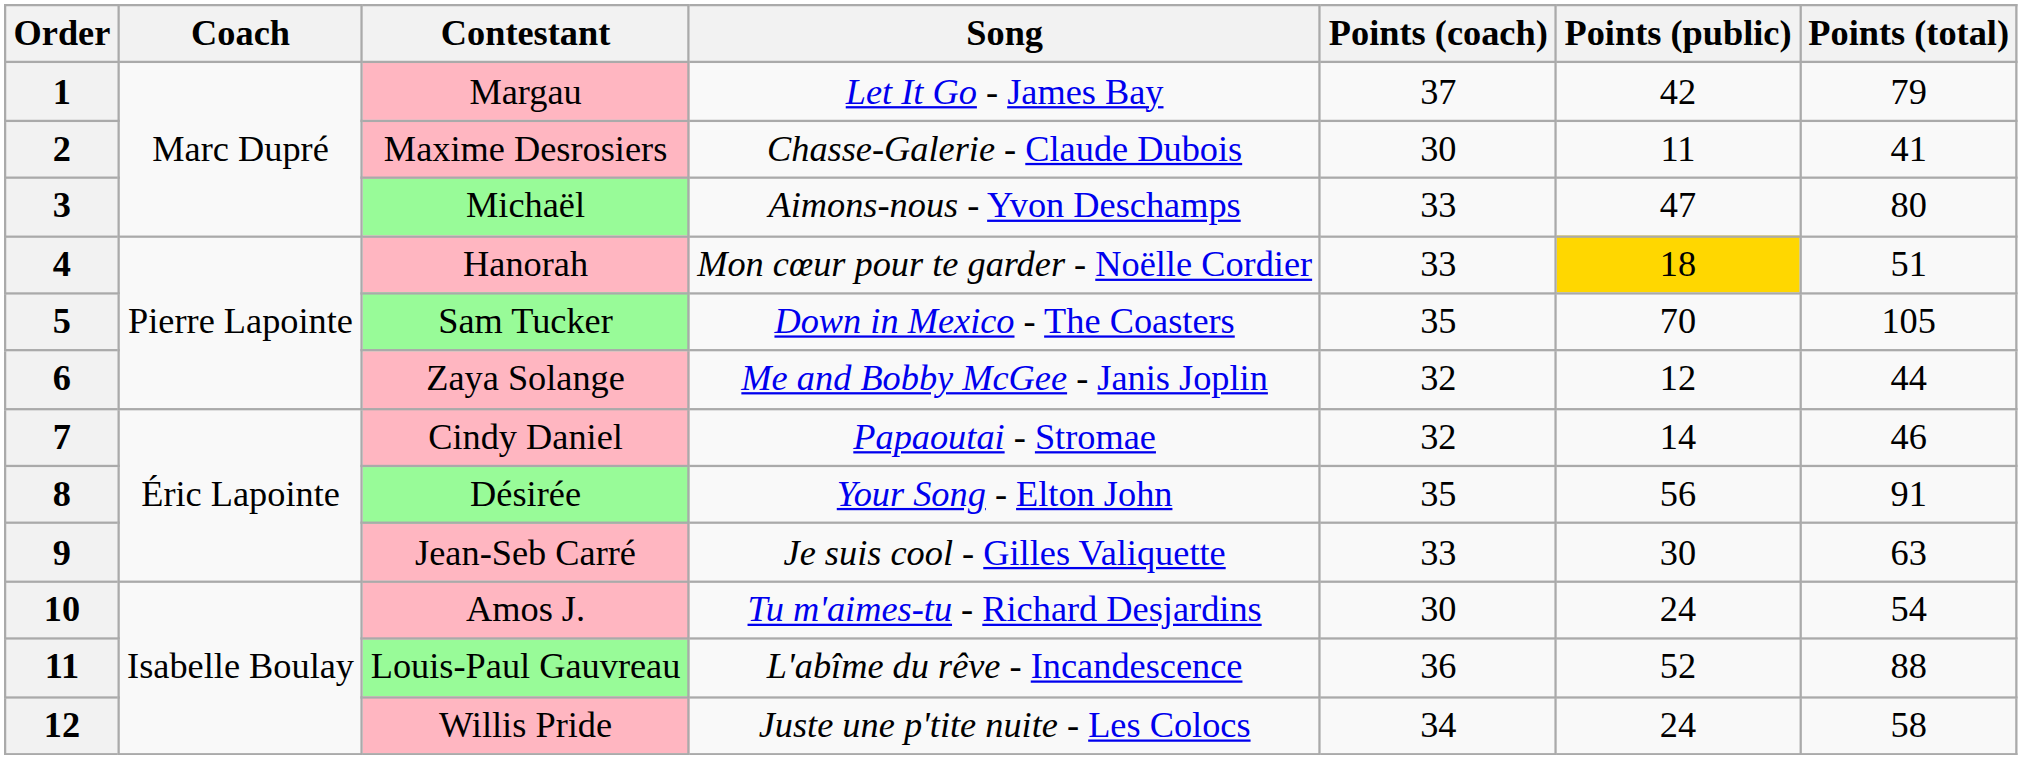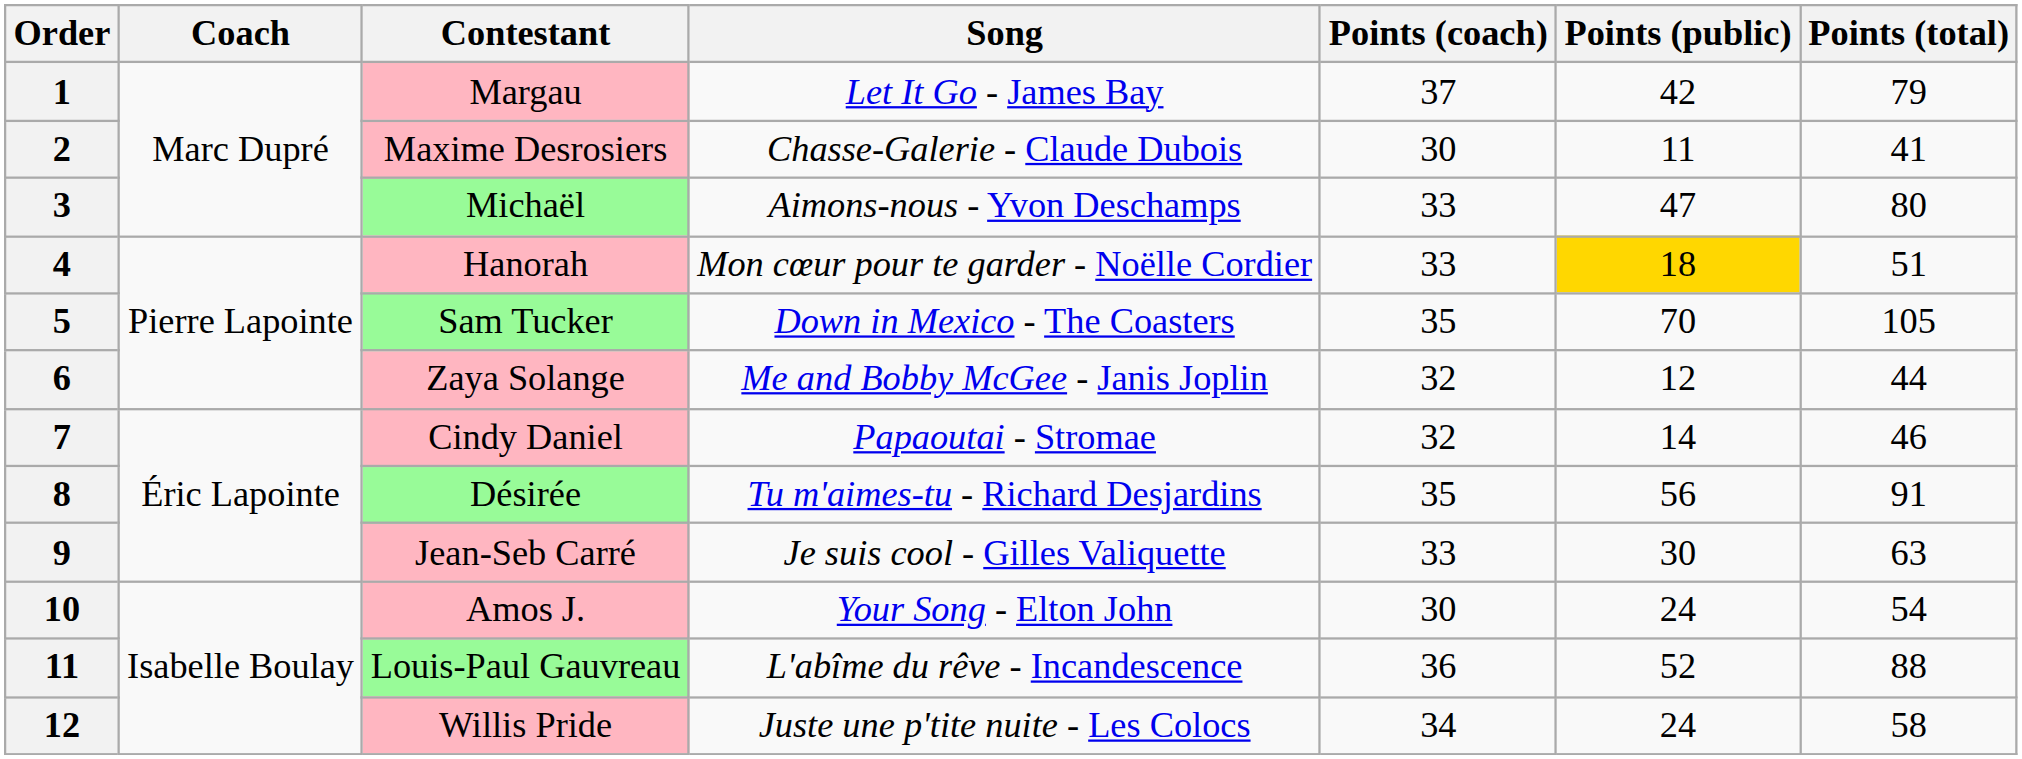(1005, 494) Your Song - Elton John -> (1005, 494) Tu m'aimes-tu - Richard Desjardins
(1005, 609) Tu m'aimes-tu - Richard Desjardins -> (1005, 609) Your Song - Elton John
